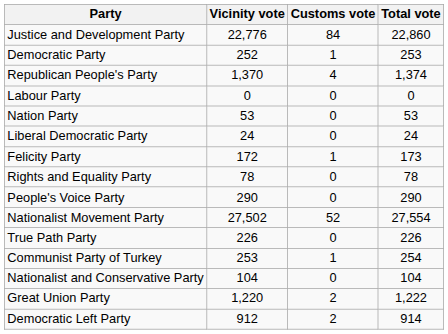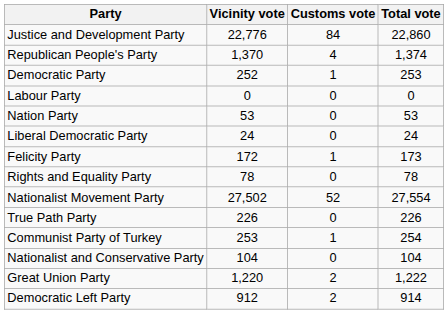rows swapped: (56, 55) <-> (82, 75)
- row: (66, 197)
